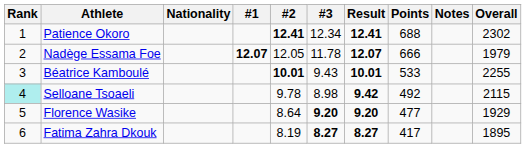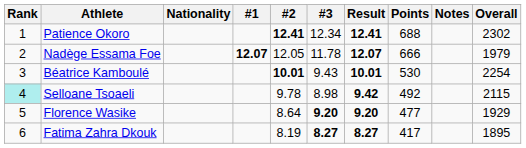(410, 73) 533 -> (410, 73) 530
(496, 73) 2255 -> (496, 73) 2254
